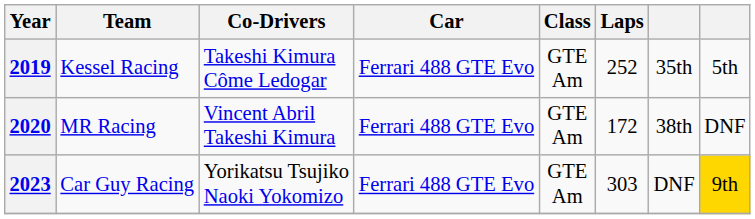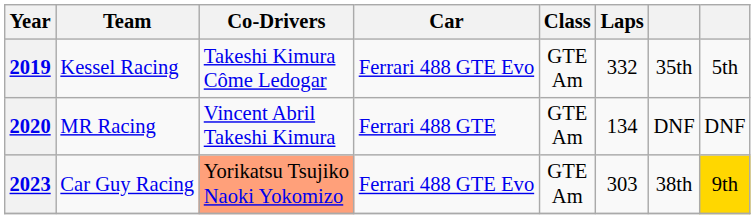(622, 67) 252 -> (622, 67) 332
(446, 126) Ferrari 488 GTE Evo -> (427, 126) Ferrari 488 GTE
(622, 126) 172 -> (622, 126) 134
(674, 126) 38th -> (674, 126) DNF
(276, 184) no background -> (276, 184) lightsalmon background
(674, 184) DNF -> (674, 184) 38th
